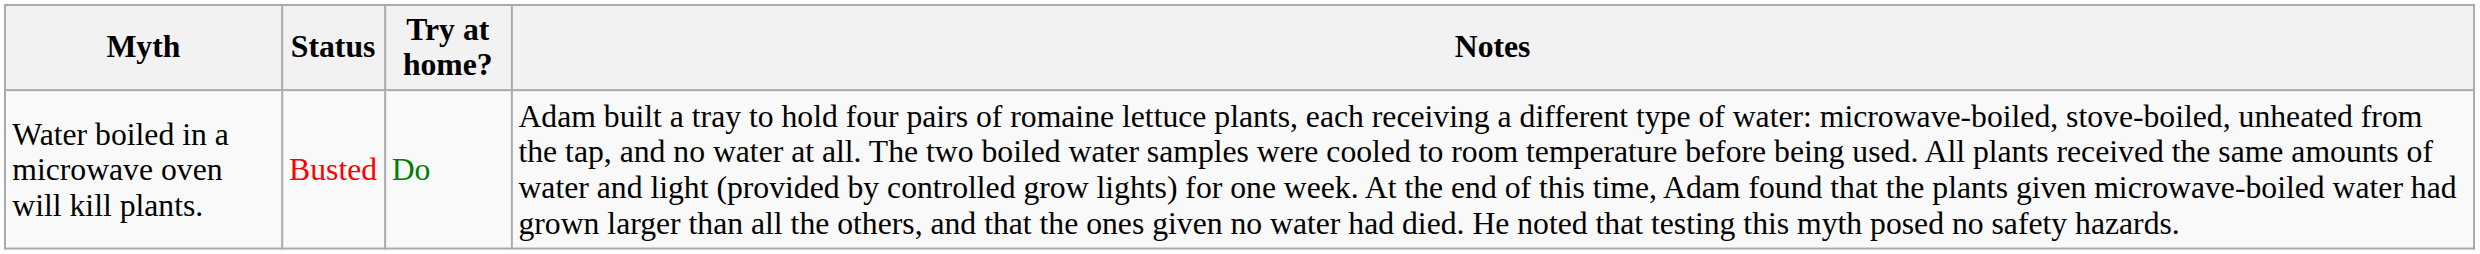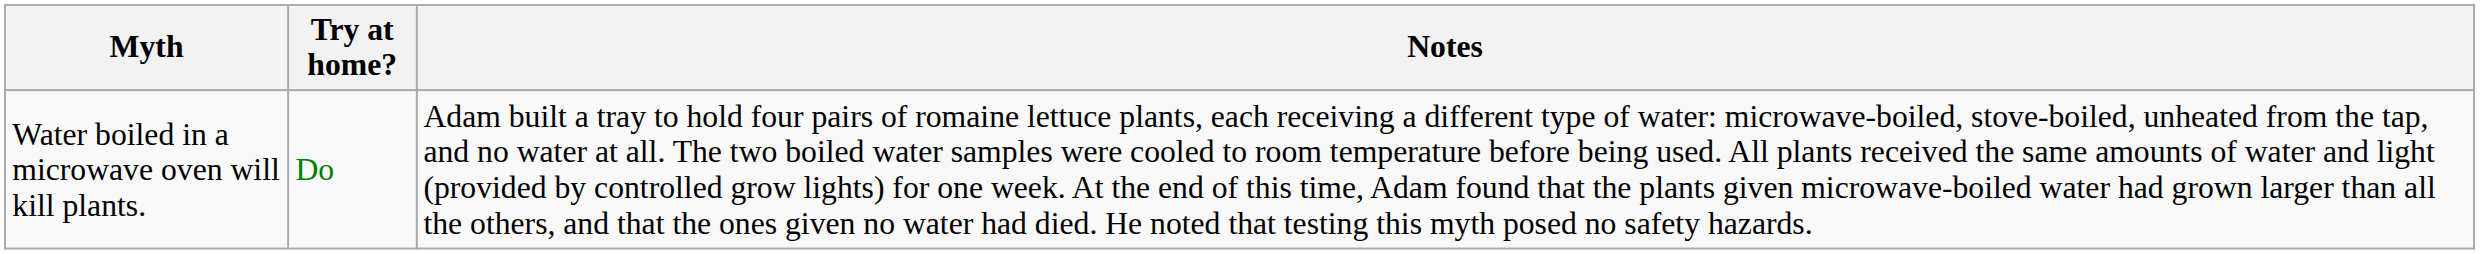- column: (333, 47)
